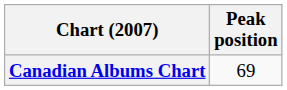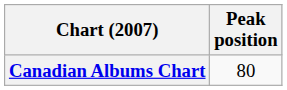(246, 70) 69 -> (246, 70) 80
